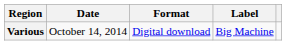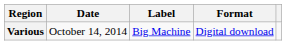columns swapped: (171, 13) <-> (245, 13)
